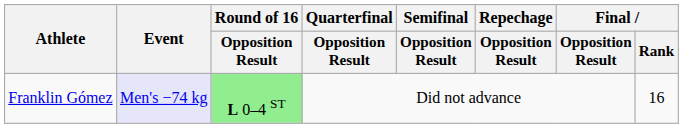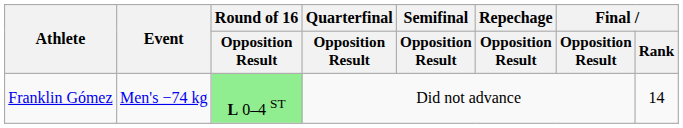(164, 98) lavender background -> (164, 98) no background
(657, 98) 16 -> (657, 98) 14
